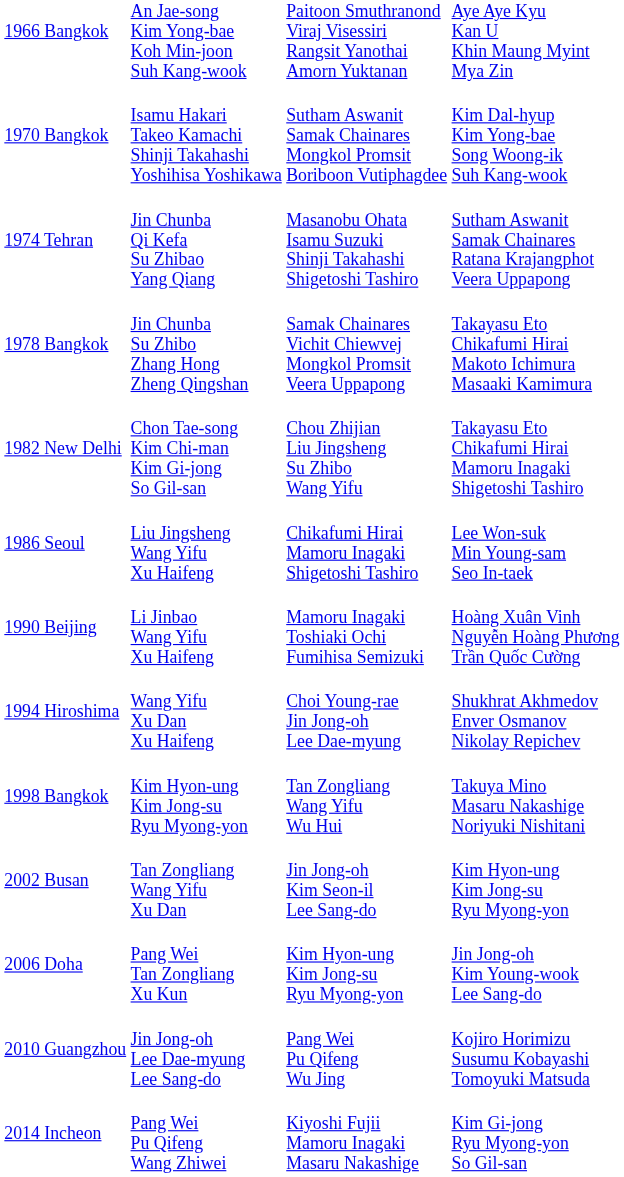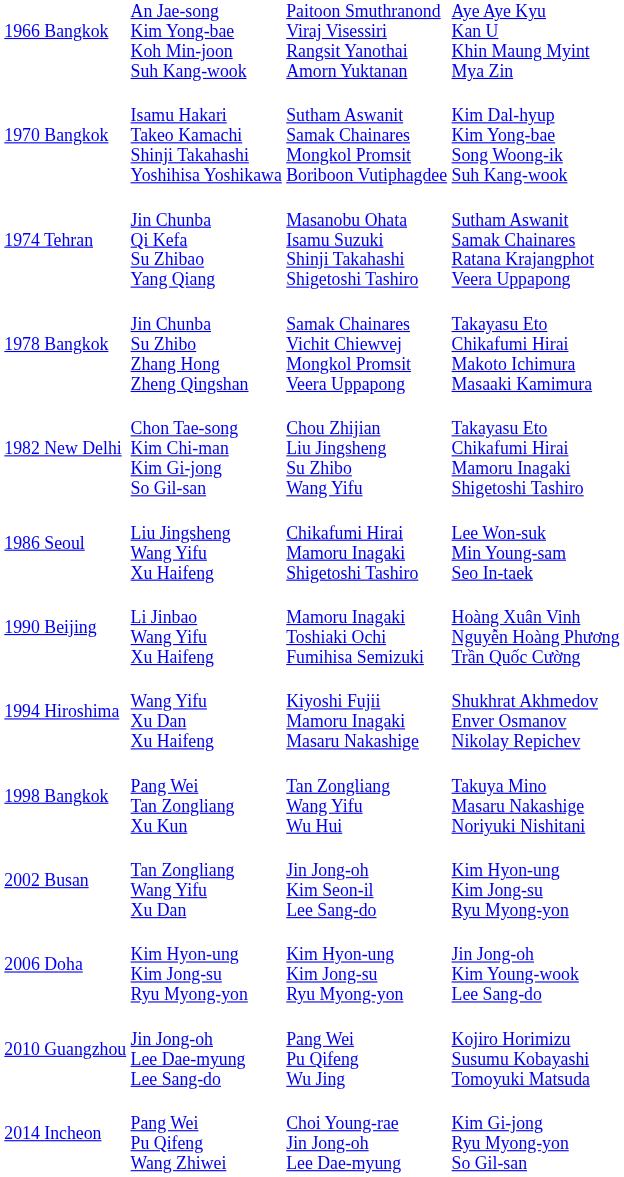(344, 721) Choi Young-rae Jin Jong-oh Lee Dae-myung -> (353, 721) Kiyoshi Fujii Mamoru Inagaki Masaru Nakashige
(189, 806) Kim Hyon-ung Kim Jong-su Ryu Myong-yon -> (183, 806) Pang Wei Tan Zongliang Xu Kun
(183, 974) Pang Wei Tan Zongliang Xu Kun -> (189, 974) Kim Hyon-ung Kim Jong-su Ryu Myong-yon
(353, 1143) Kiyoshi Fujii Mamoru Inagaki Masaru Nakashige -> (344, 1143) Choi Young-rae Jin Jong-oh Lee Dae-myung
